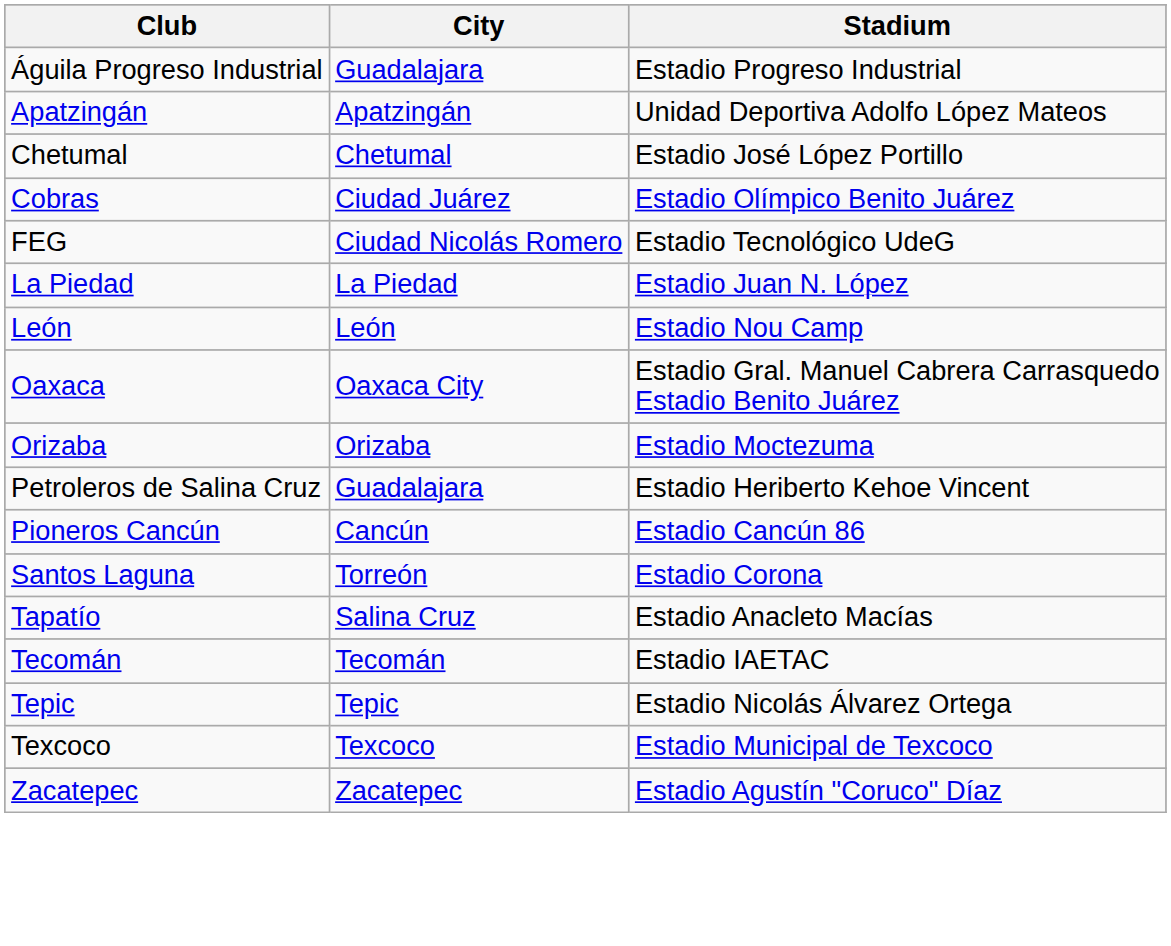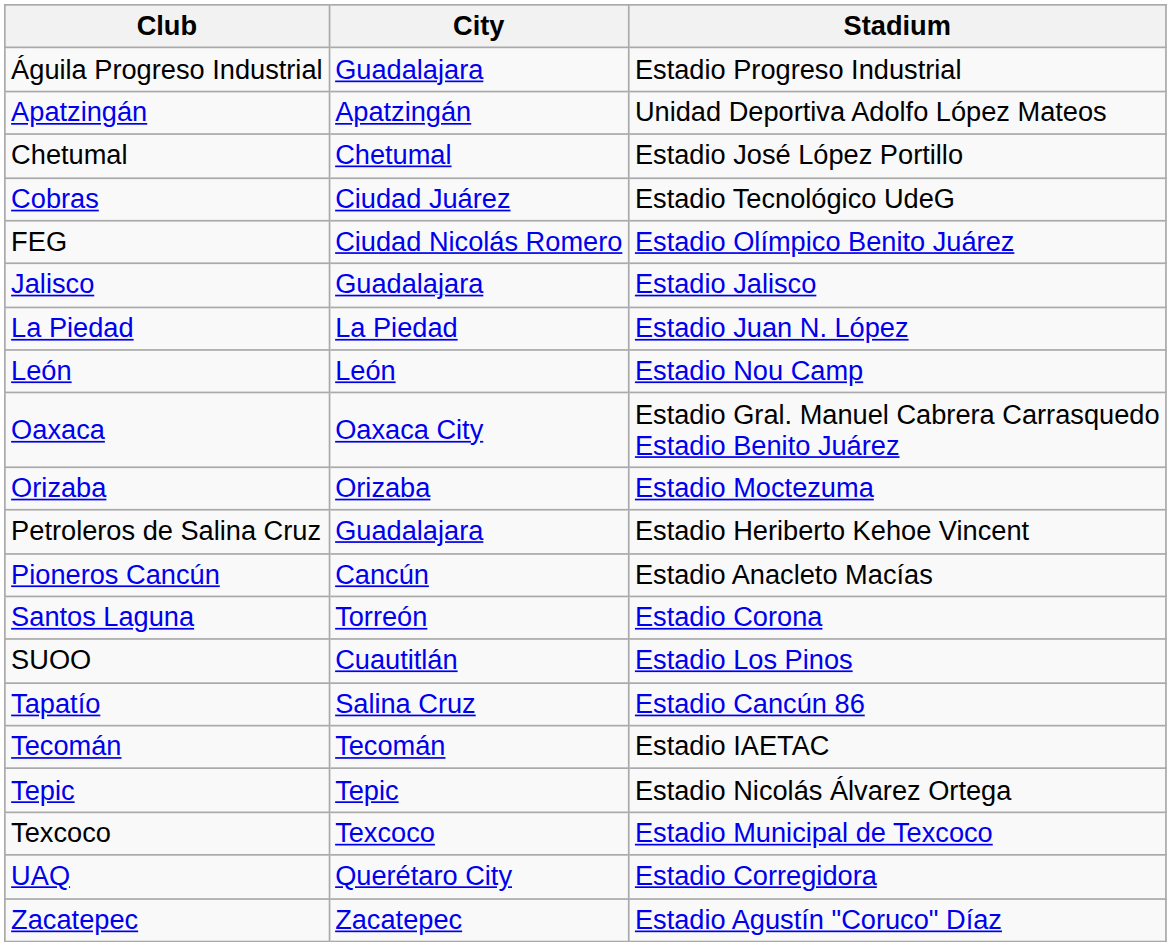(825, 198) Estadio Olímpico Benito Juárez -> (795, 198) Estadio Tecnológico UdeG
(795, 241) Estadio Tecnológico UdeG -> (825, 241) Estadio Olímpico Benito Juárez
+ row: (53, 284)
(750, 531) Estadio Cancún 86 -> (784, 574) Estadio Anacleto Macías
+ row: (51, 660)
(784, 617) Estadio Anacleto Macías -> (750, 703) Estadio Cancún 86
+ row: (41, 876)
